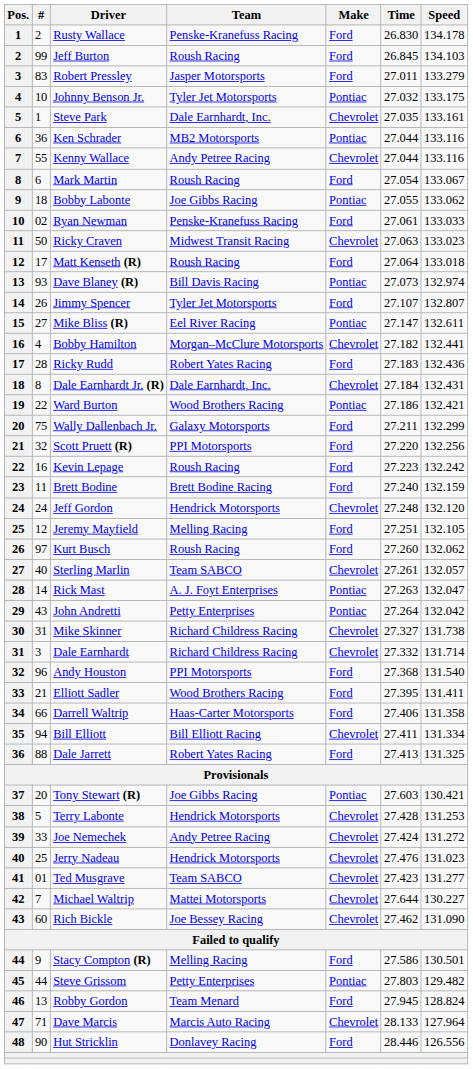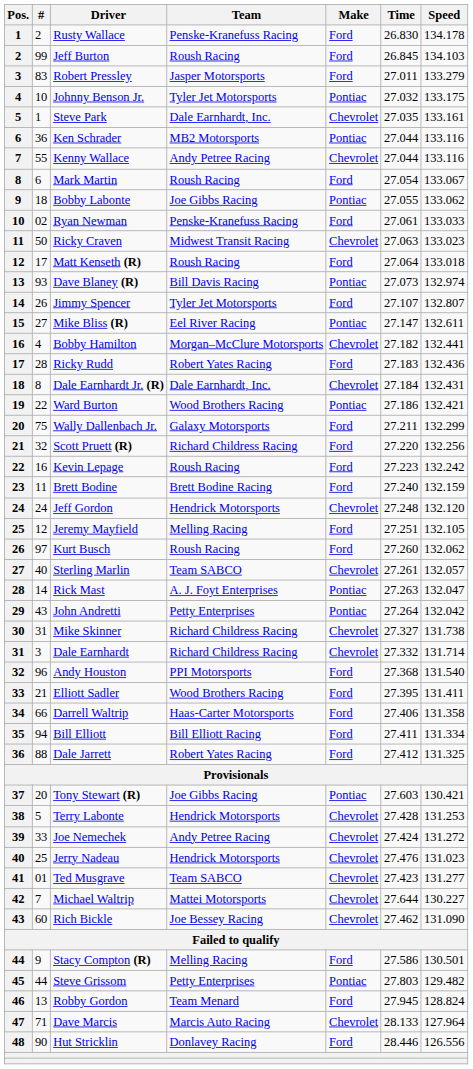(211, 446) PPI Motorsports -> (234, 446) Richard Childress Racing
(354, 734) Chevrolet -> (341, 734) Ford
(401, 754) 27.413 -> (401, 754) 27.412
